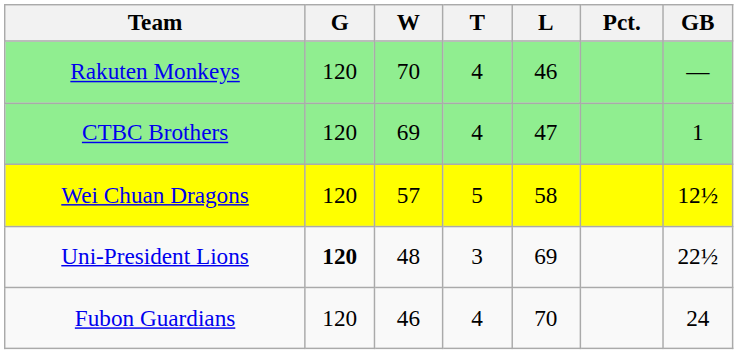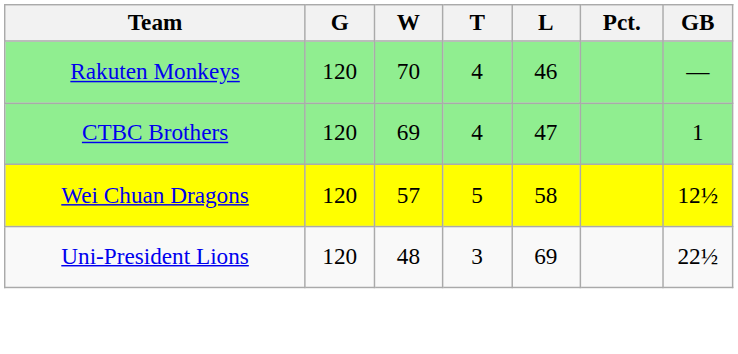(340, 256) bold -> (340, 256) normal
- row: (155, 317)
